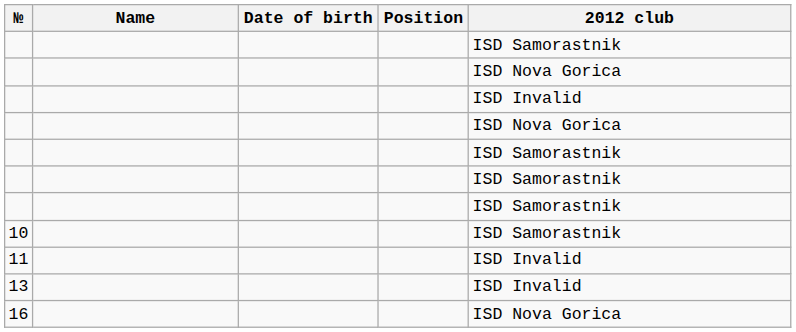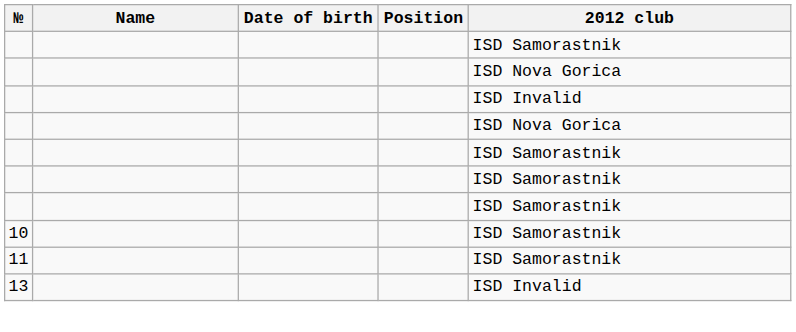(527, 260) ISD Invalid -> (547, 260) ISD Samorastnik
- row: (18, 314)
